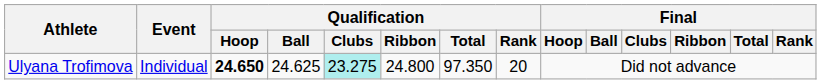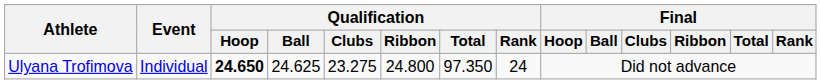(352, 67) paleturquoise background -> (352, 67) no background
(518, 67) 20 -> (518, 67) 24
